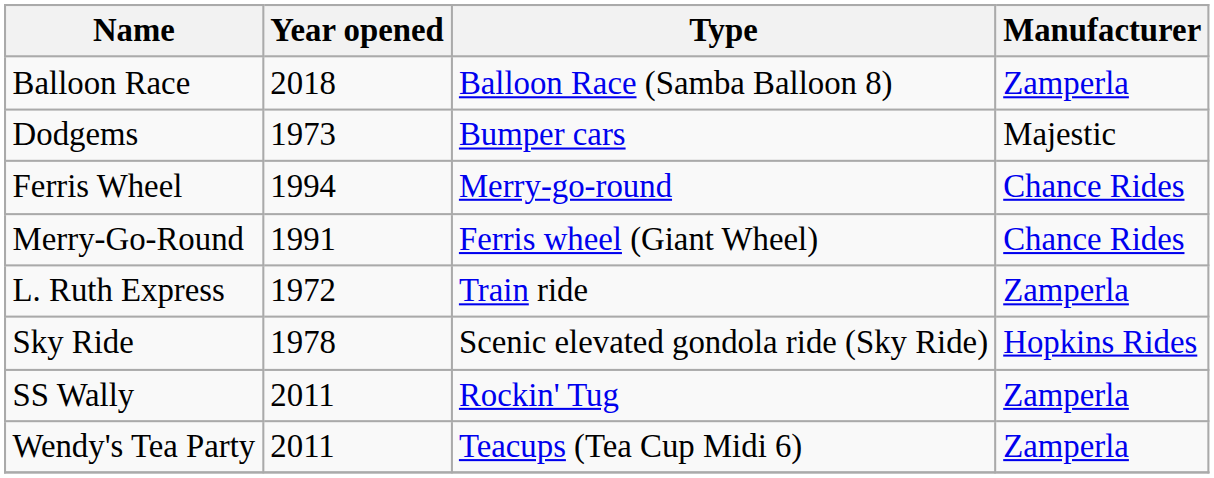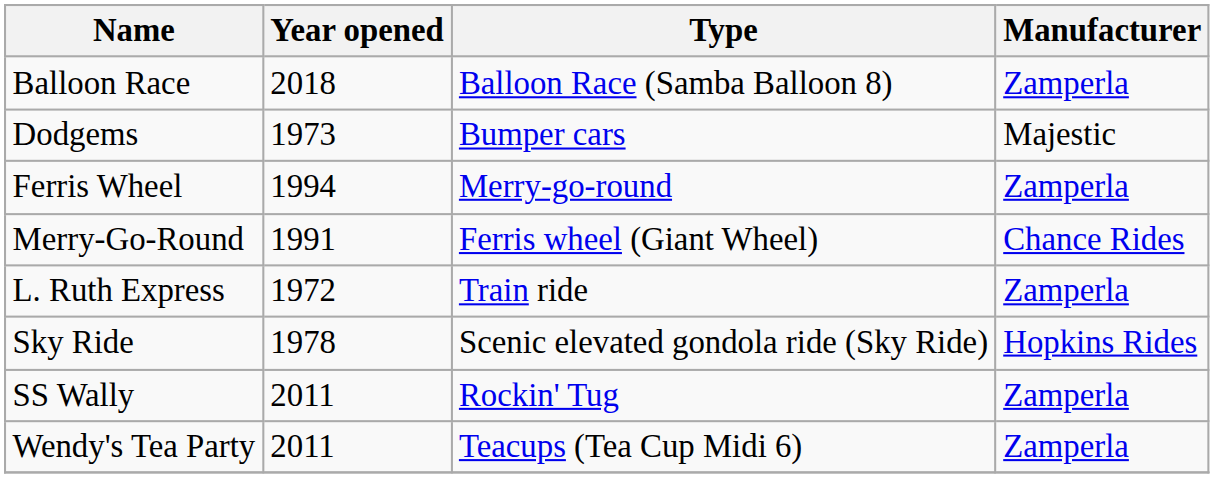(1094, 186) Chance Rides -> (1066, 186) Zamperla
